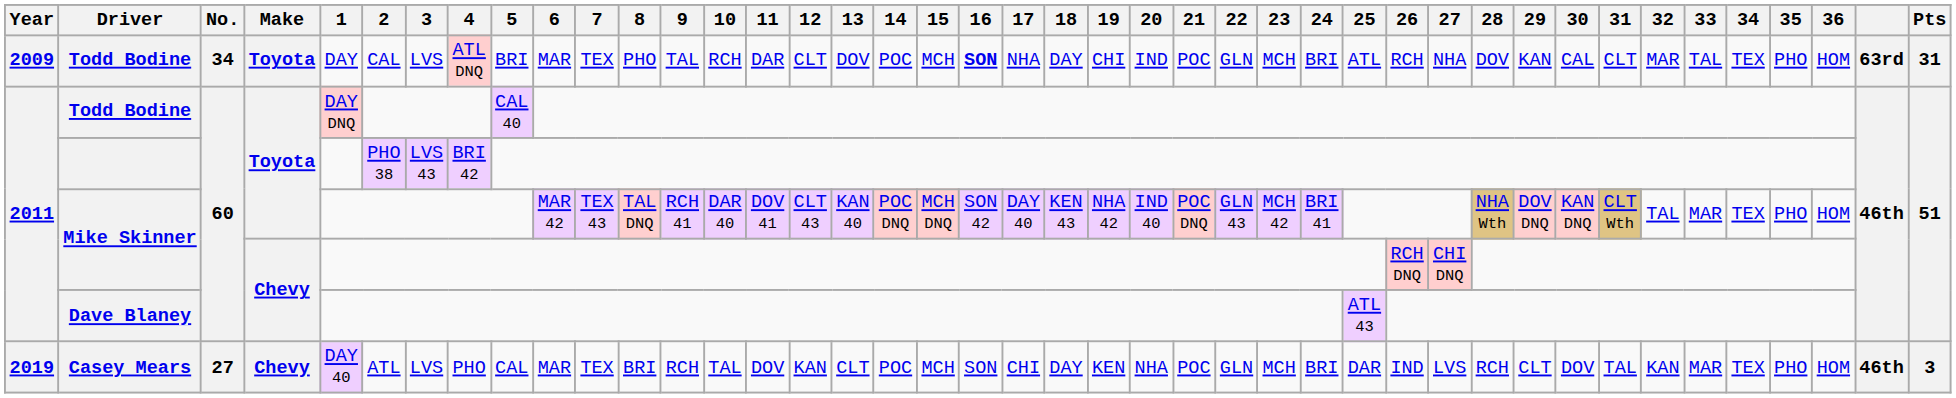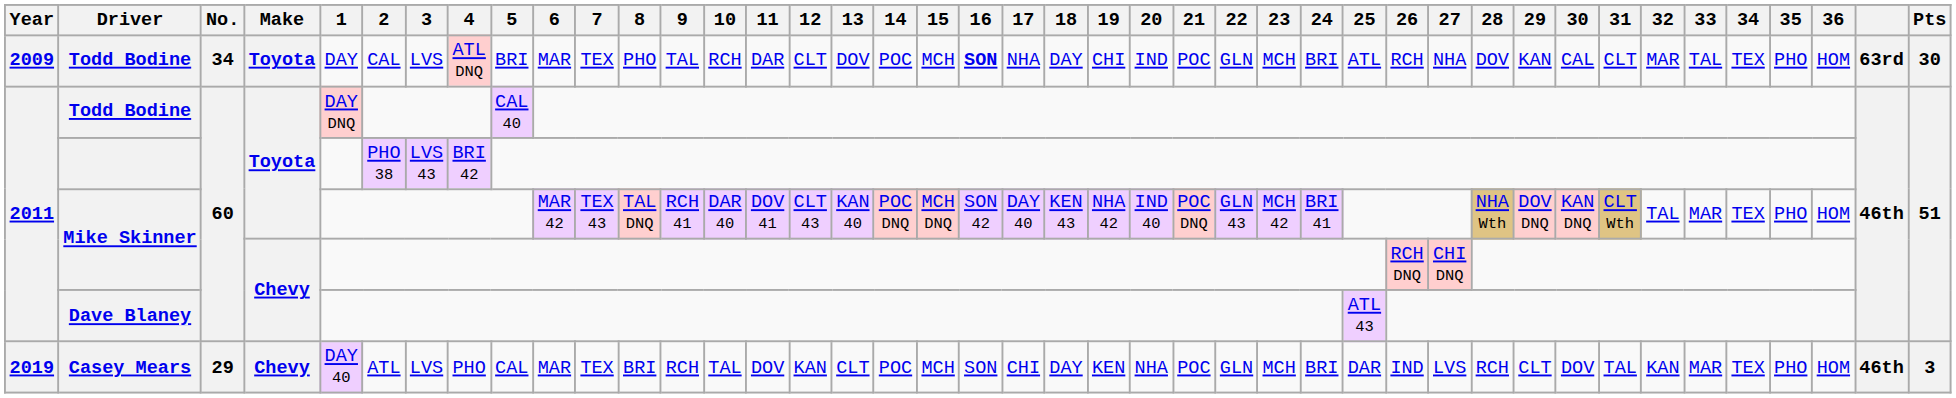(1930, 60) 31 -> (1930, 60) 30
(223, 367) 27 -> (223, 367) 29
